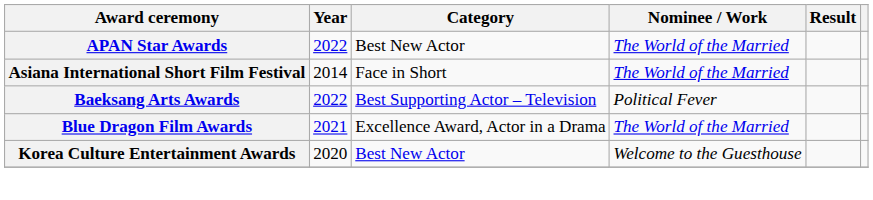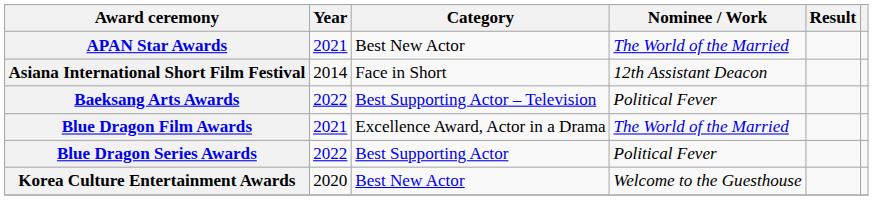(330, 45) 2022 -> (330, 45) 2021
(701, 72) The World of the Married -> (690, 72) 12th Assistant Deacon
+ row: (157, 153)
